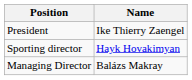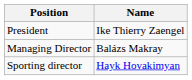rows swapped: (49, 65) <-> (44, 48)
